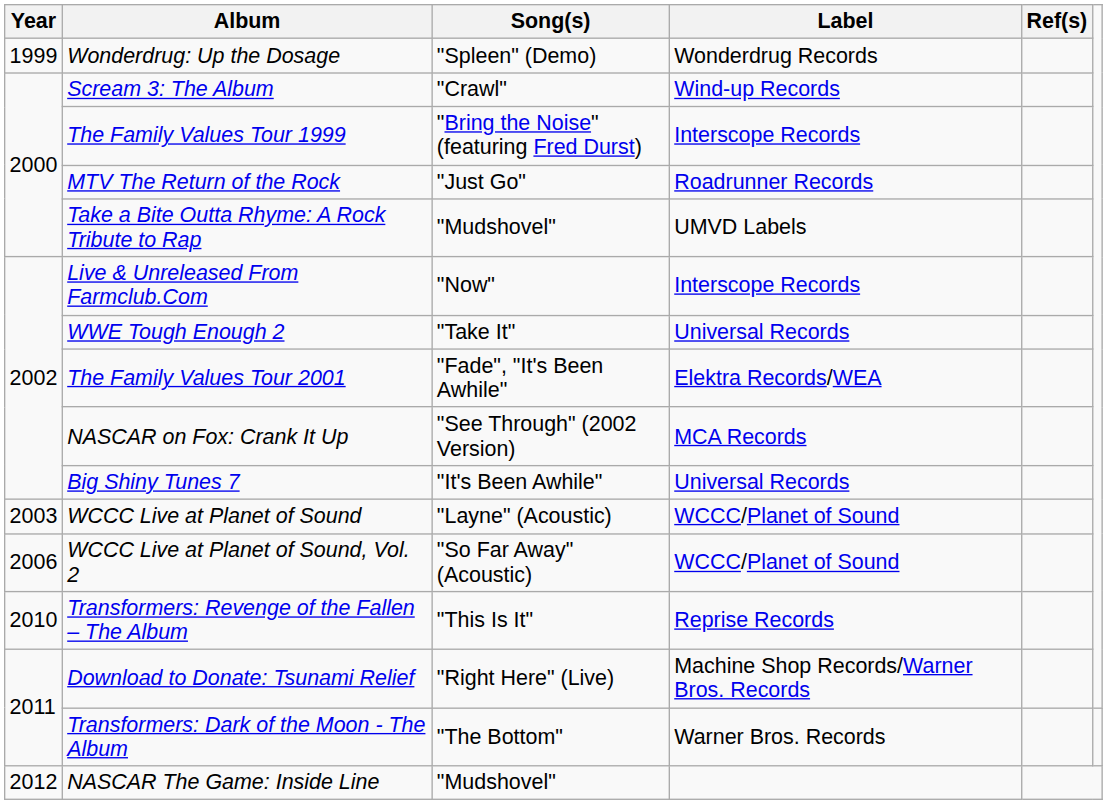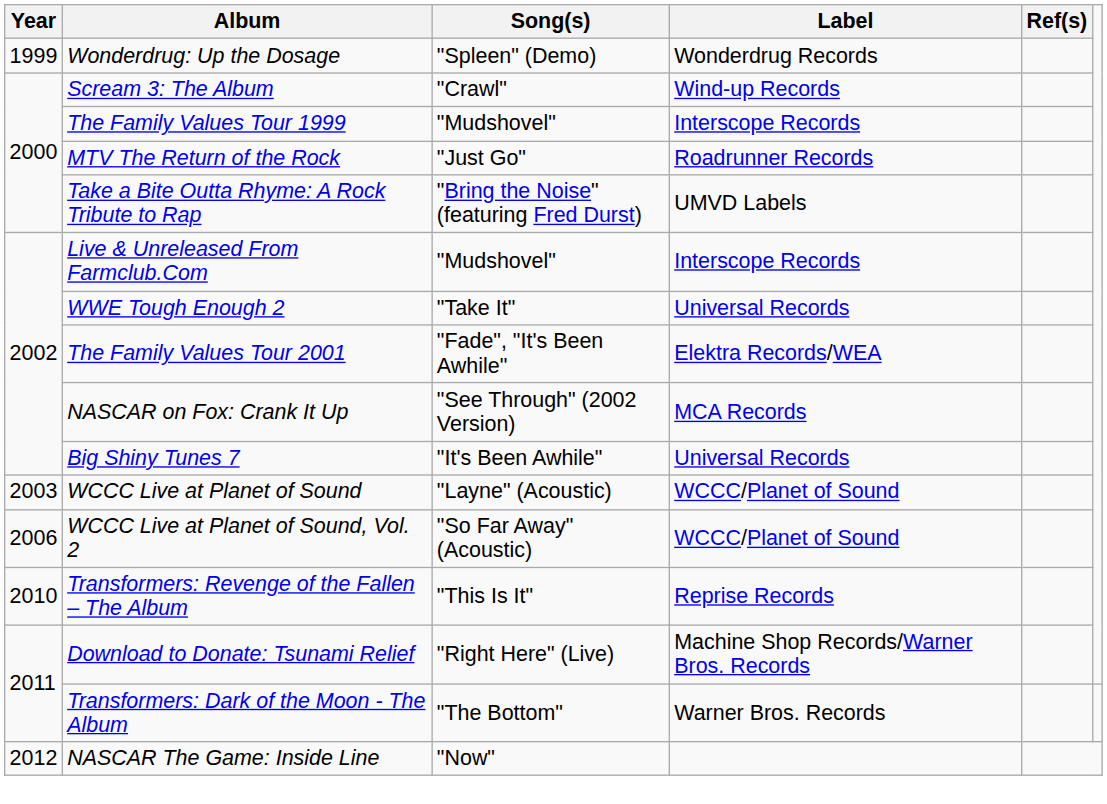(539, 135) "Bring the Noise" (featuring Fred Durst) -> (496, 123) "Mudshovel"
(496, 227) "Mudshovel" -> (539, 203) "Bring the Noise" (featuring Fred Durst)
(466, 285) "Now" -> (496, 261) "Mudshovel"
(496, 782) "Mudshovel" -> (466, 758) "Now"
